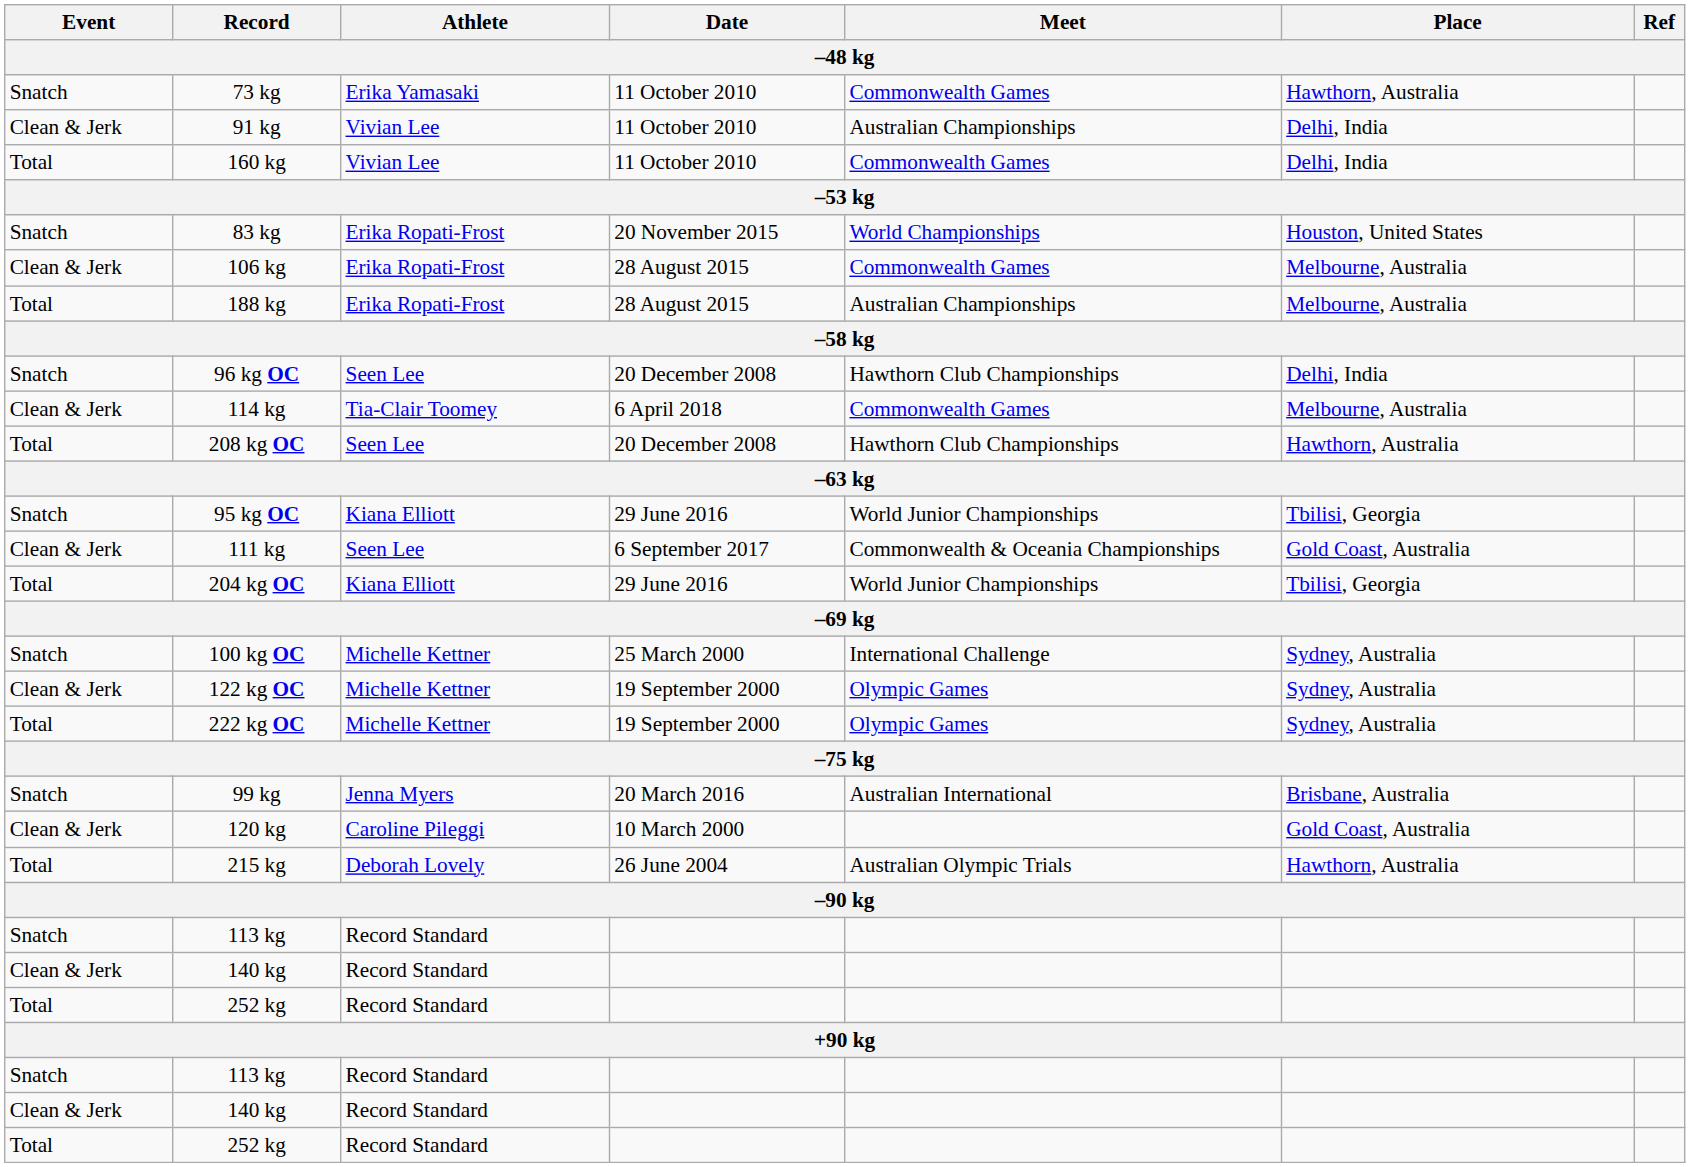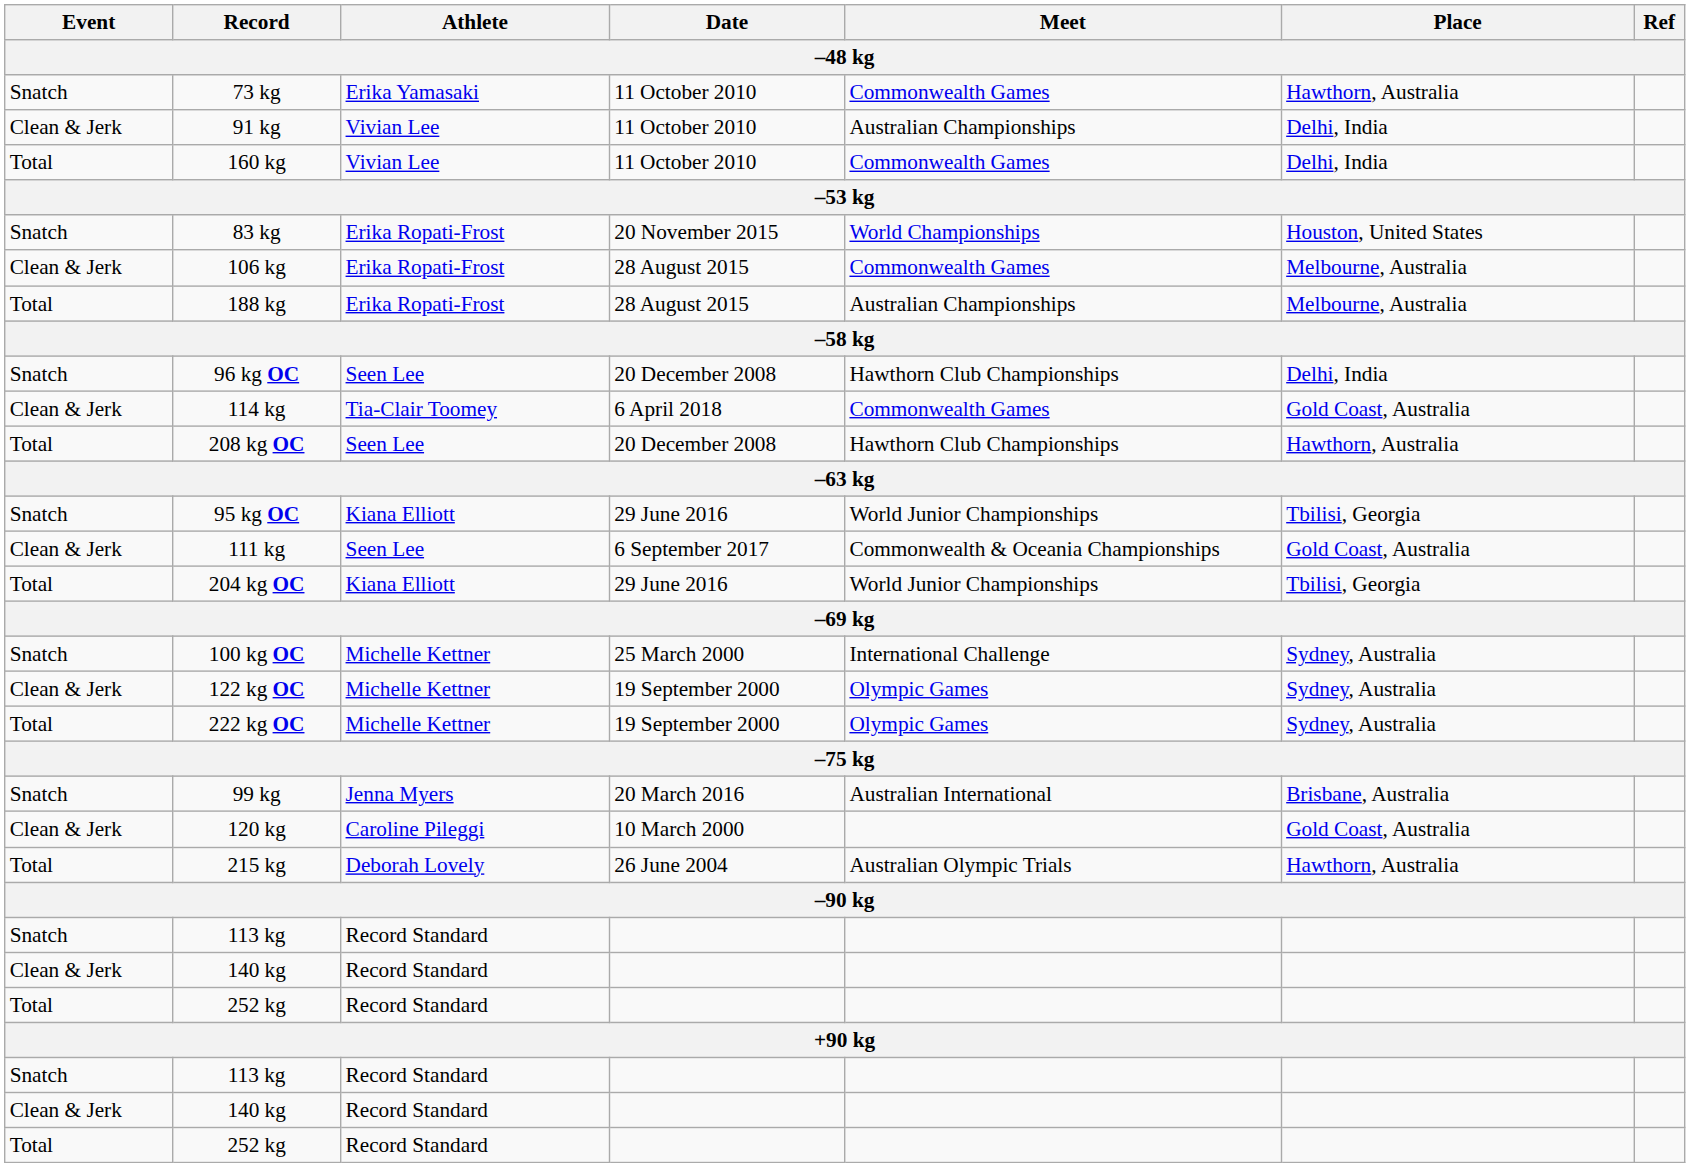(1377, 408) Melbourne, Australia -> (1378, 408) Gold Coast, Australia
